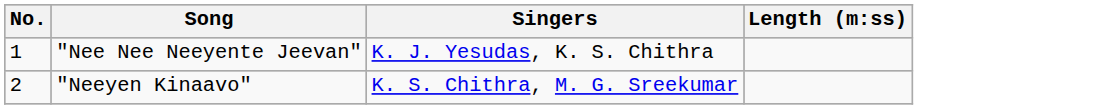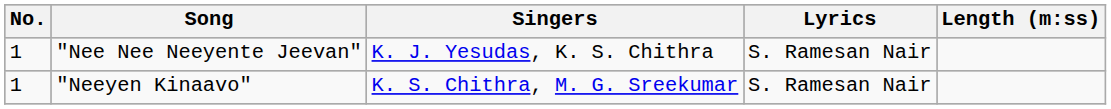+ column: (840, 22)
(16, 87) 2 -> (16, 87) 1
